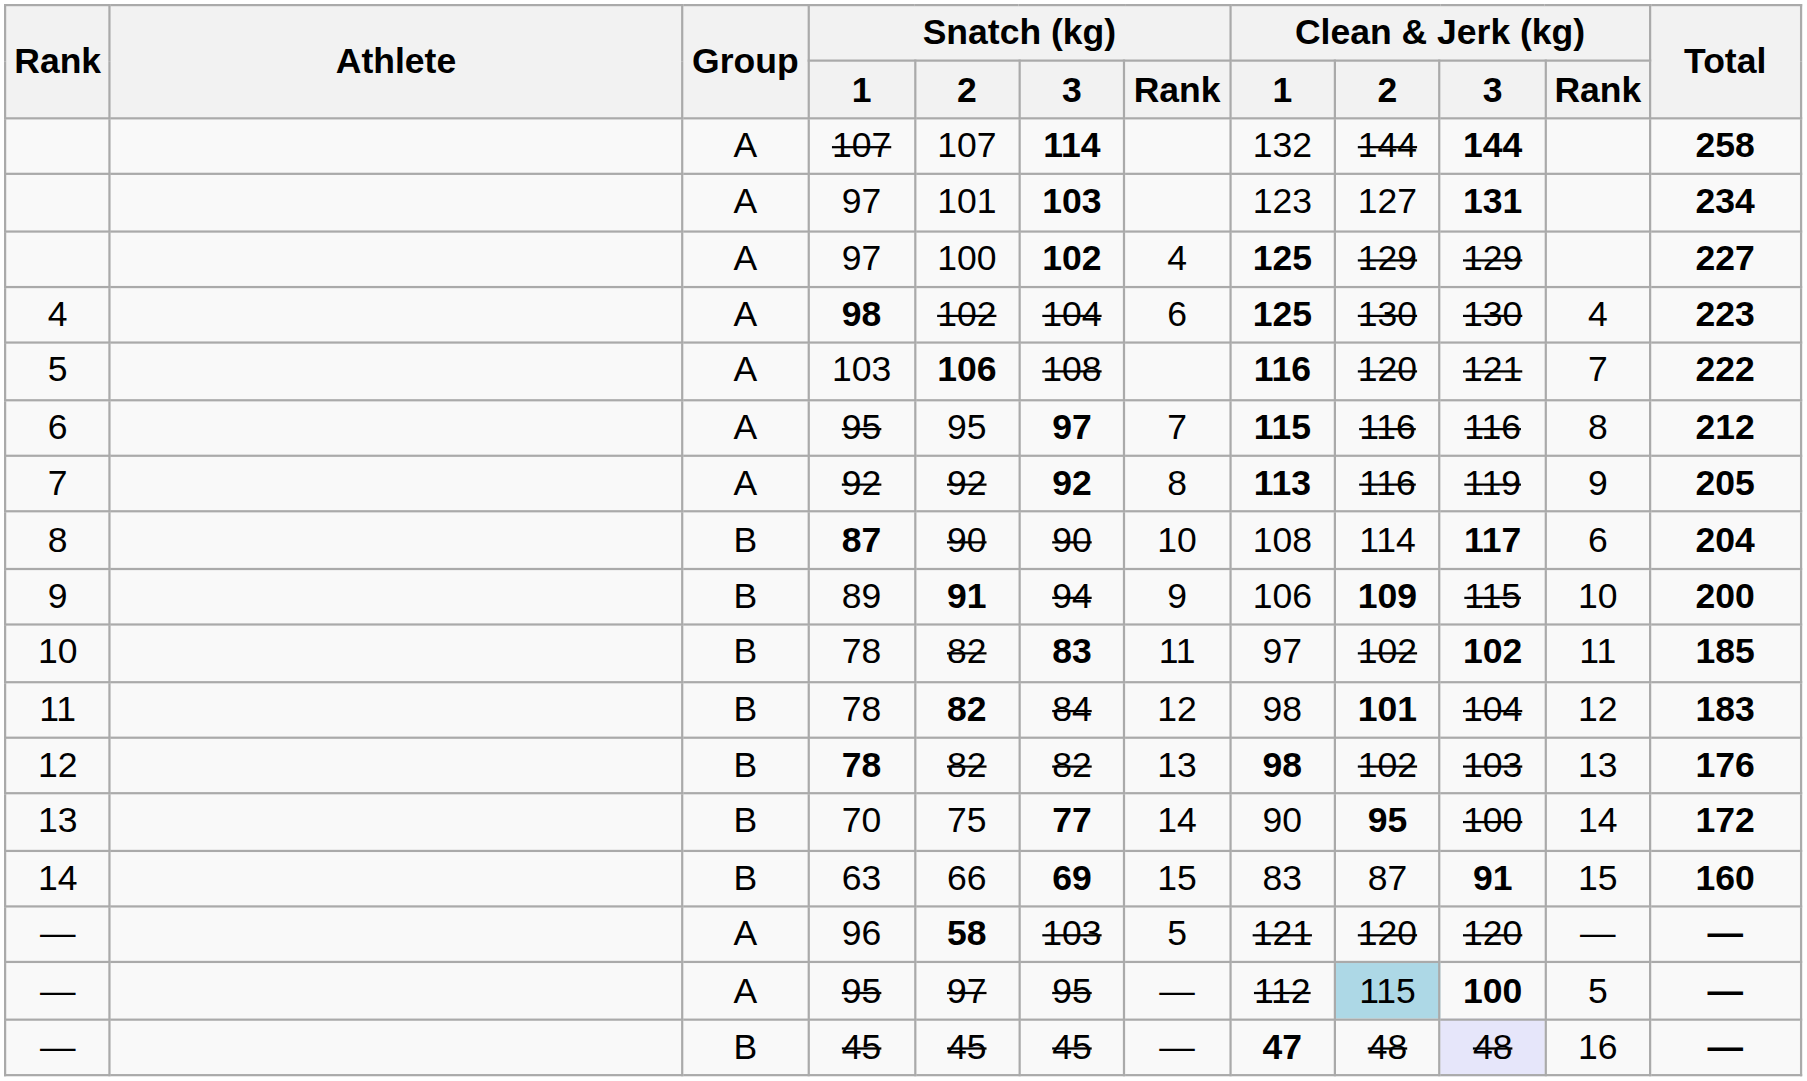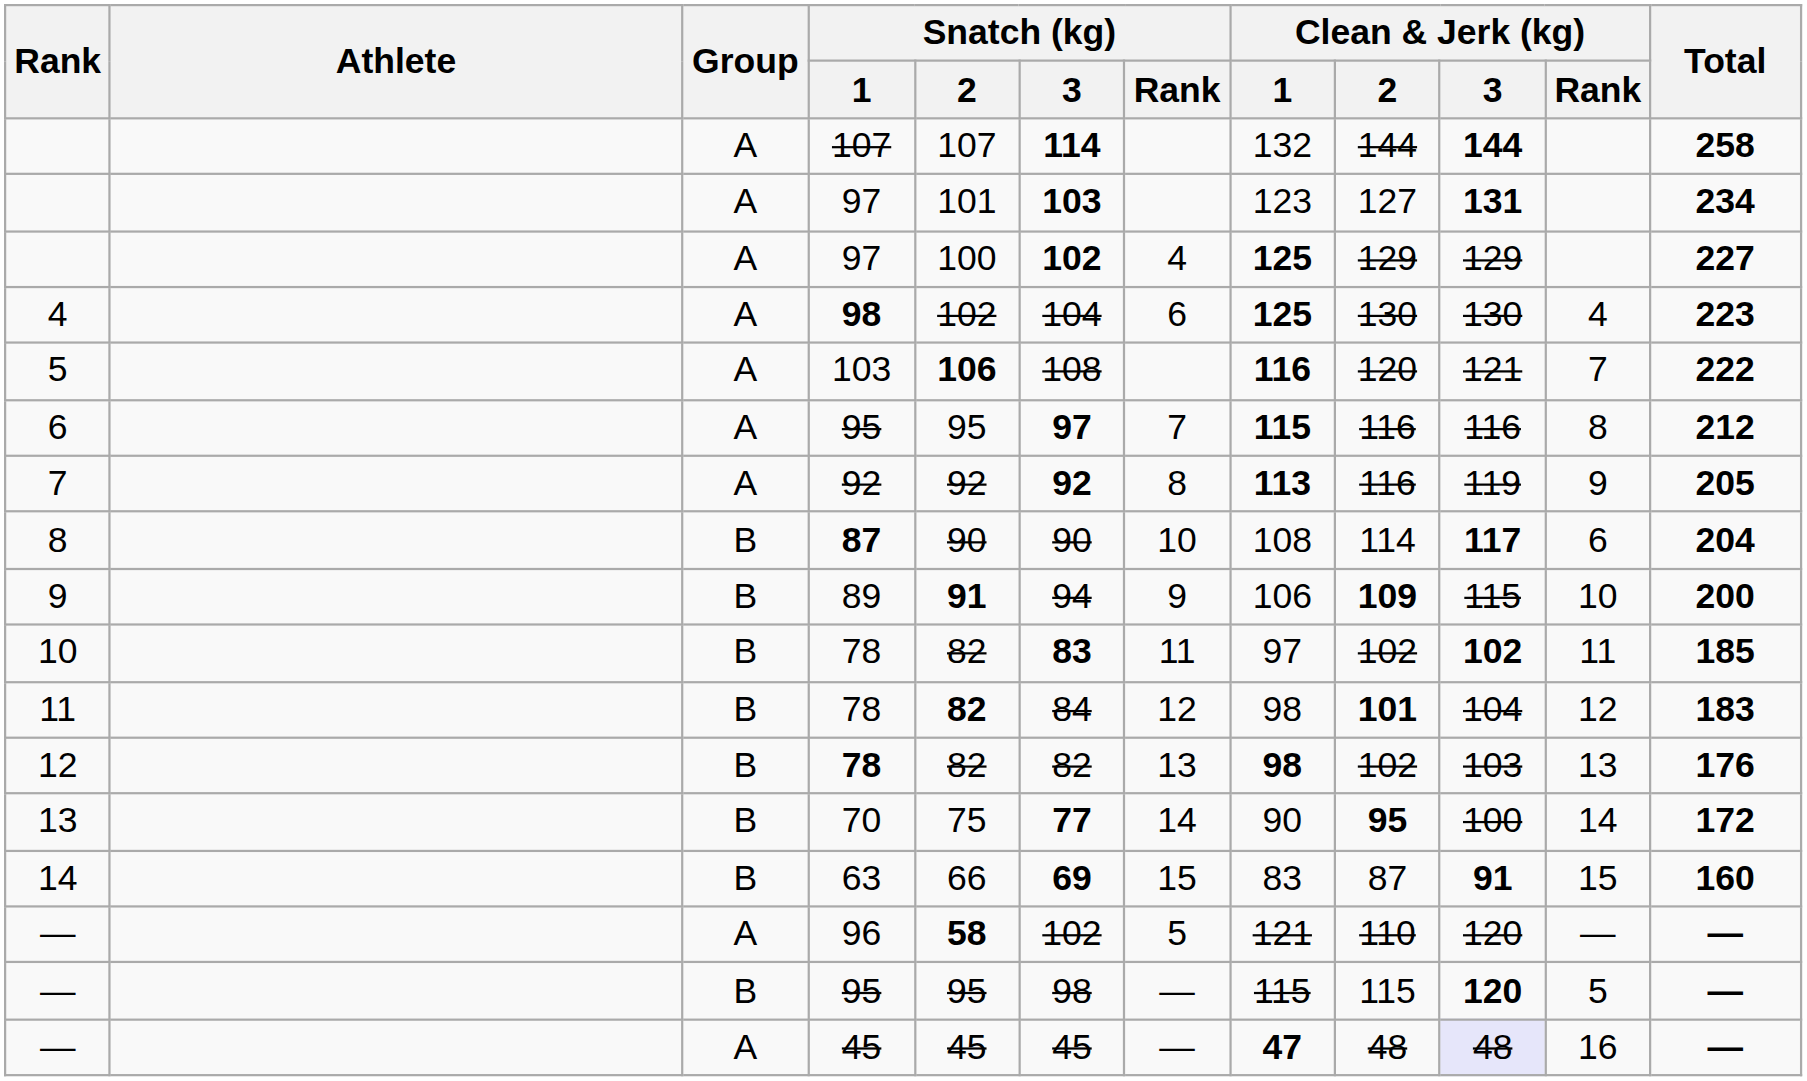(1072, 933) 103 -> (1072, 933) 102
(1387, 933) 120 -> (1387, 933) 110
(745, 990) A -> (745, 990) B
(967, 990) 97 -> (967, 990) 95
(1072, 990) 95 -> (1072, 990) 98
(1282, 990) 112 -> (1282, 990) 115
(1387, 990) lightblue background -> (1387, 990) no background
(1493, 990) 100 -> (1493, 990) 120
(745, 1046) B -> (745, 1046) A
